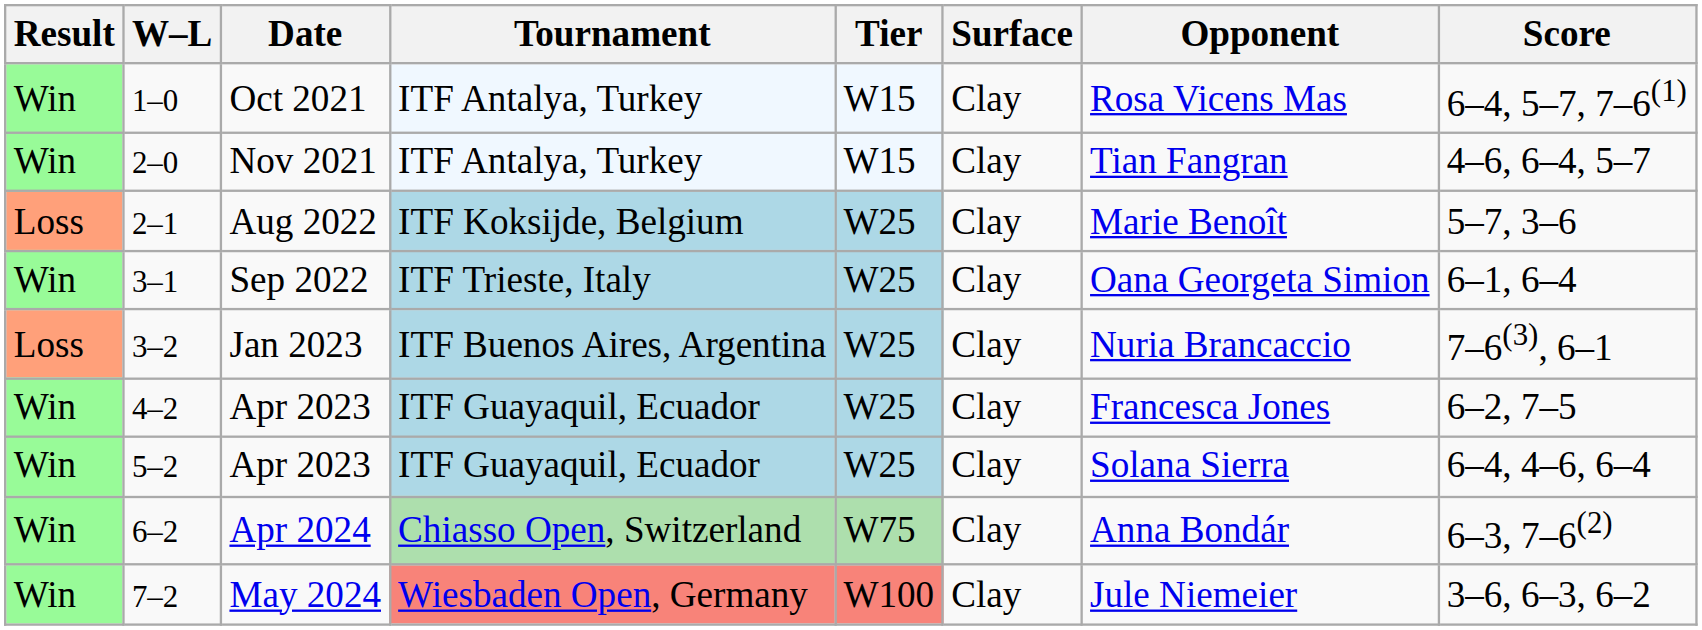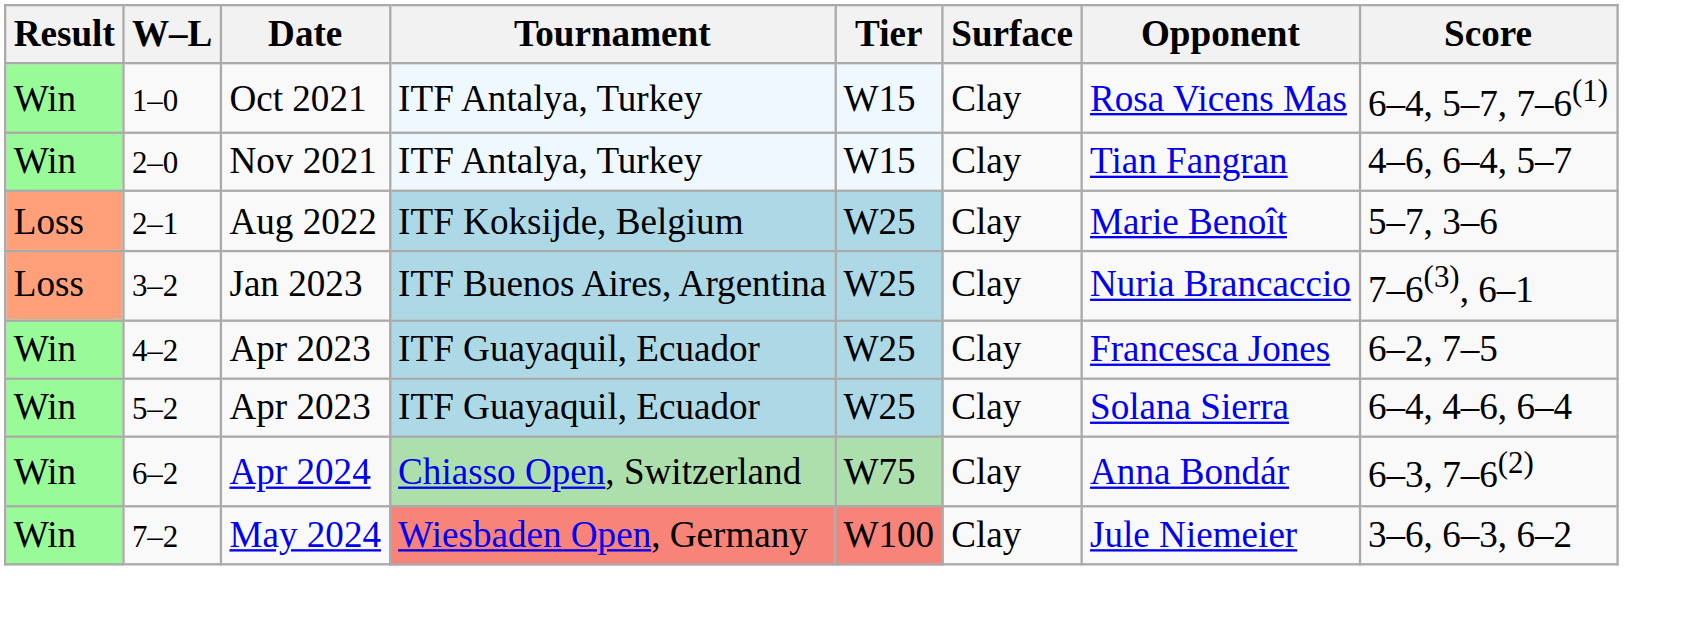- row: (155, 281)
